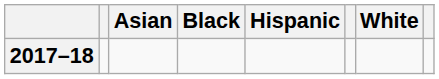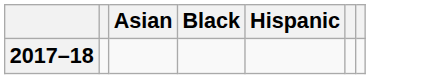- column: (389, 21)
